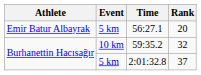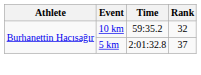- row: (147, 29)
